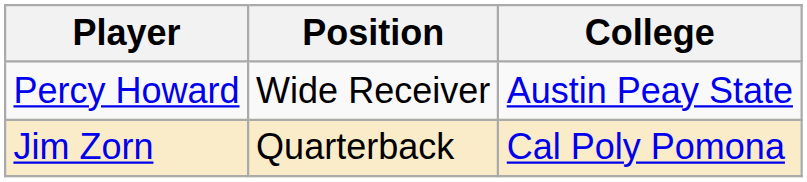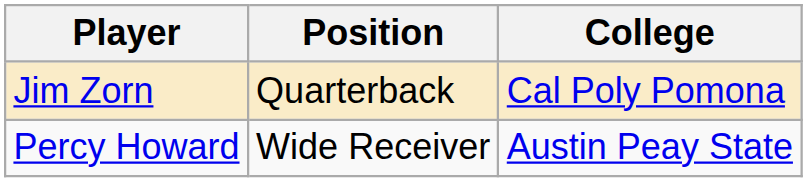rows swapped: (126, 90) <-> (83, 147)
